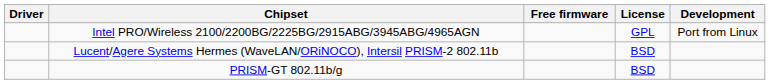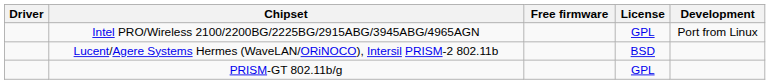(643, 69) BSD -> (643, 69) GPL
